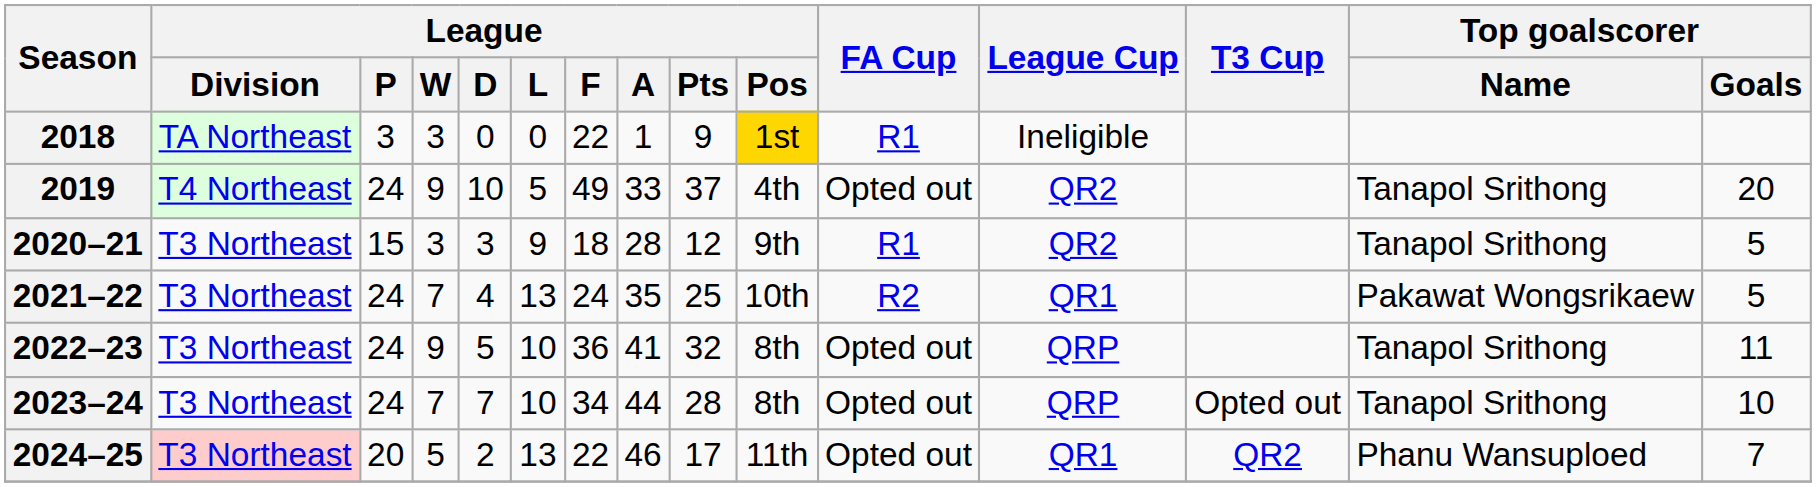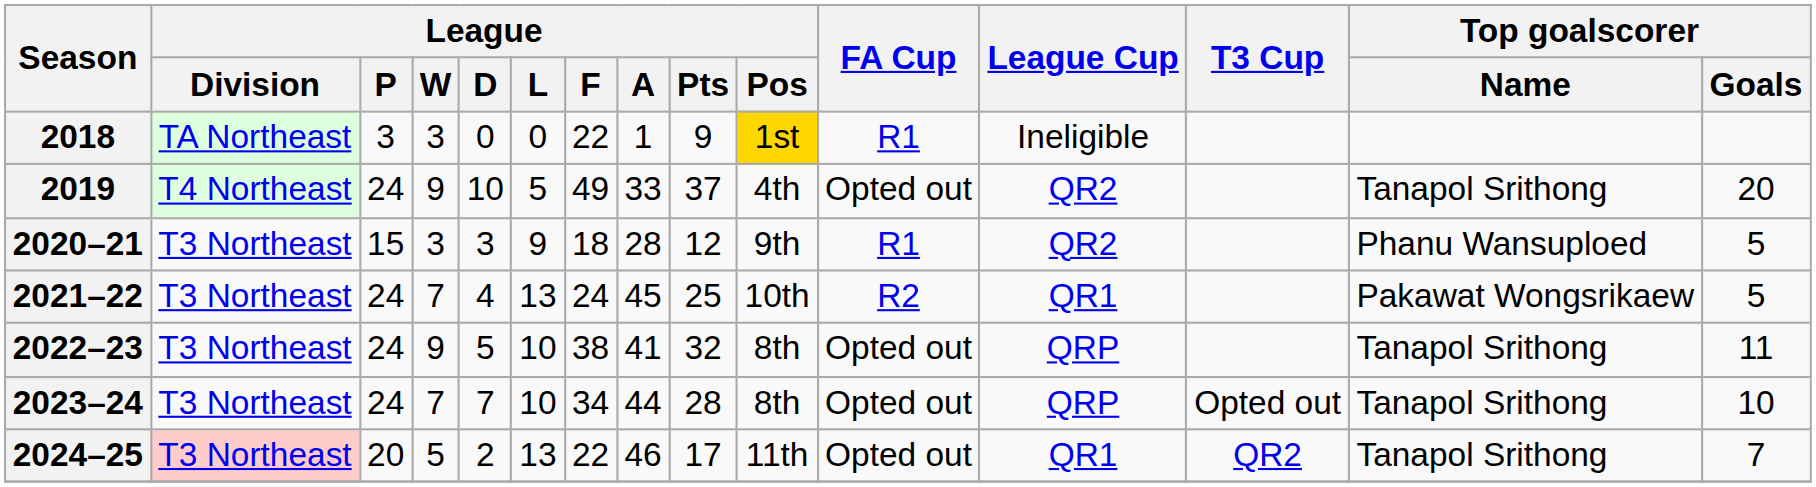(1482, 243) Tanapol Srithong -> (1502, 243) Phanu Wansuploed
(643, 296) 35 -> (643, 296) 45
(590, 349) 36 -> (590, 349) 38
(1502, 455) Phanu Wansuploed -> (1482, 455) Tanapol Srithong
